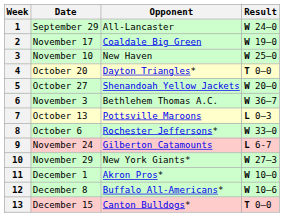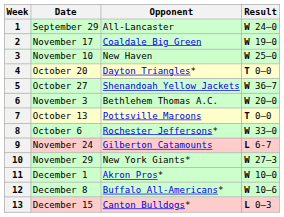(261, 86) W 20–0 -> (261, 86) W 36–7
(261, 101) W 36–7 -> (261, 101) W 20–0
(258, 116) L 0–3 -> (258, 116) T 0–0
(258, 205) T 0–0 -> (258, 205) L 0–3
